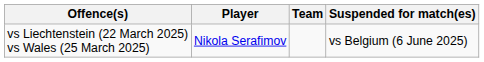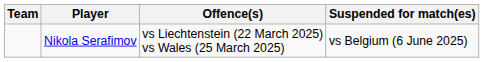columns swapped: (308, 14) <-> (98, 14)
